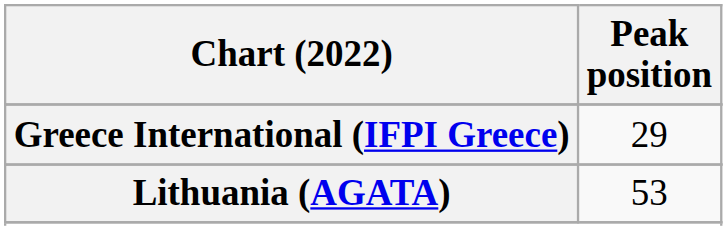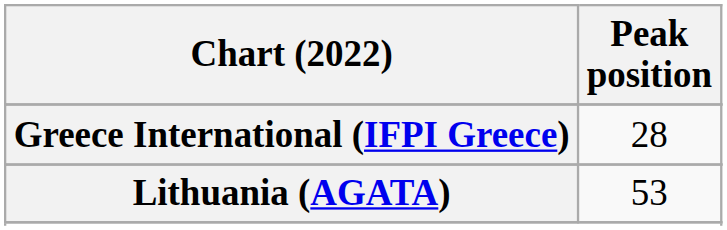(649, 134) 29 -> (649, 134) 28
